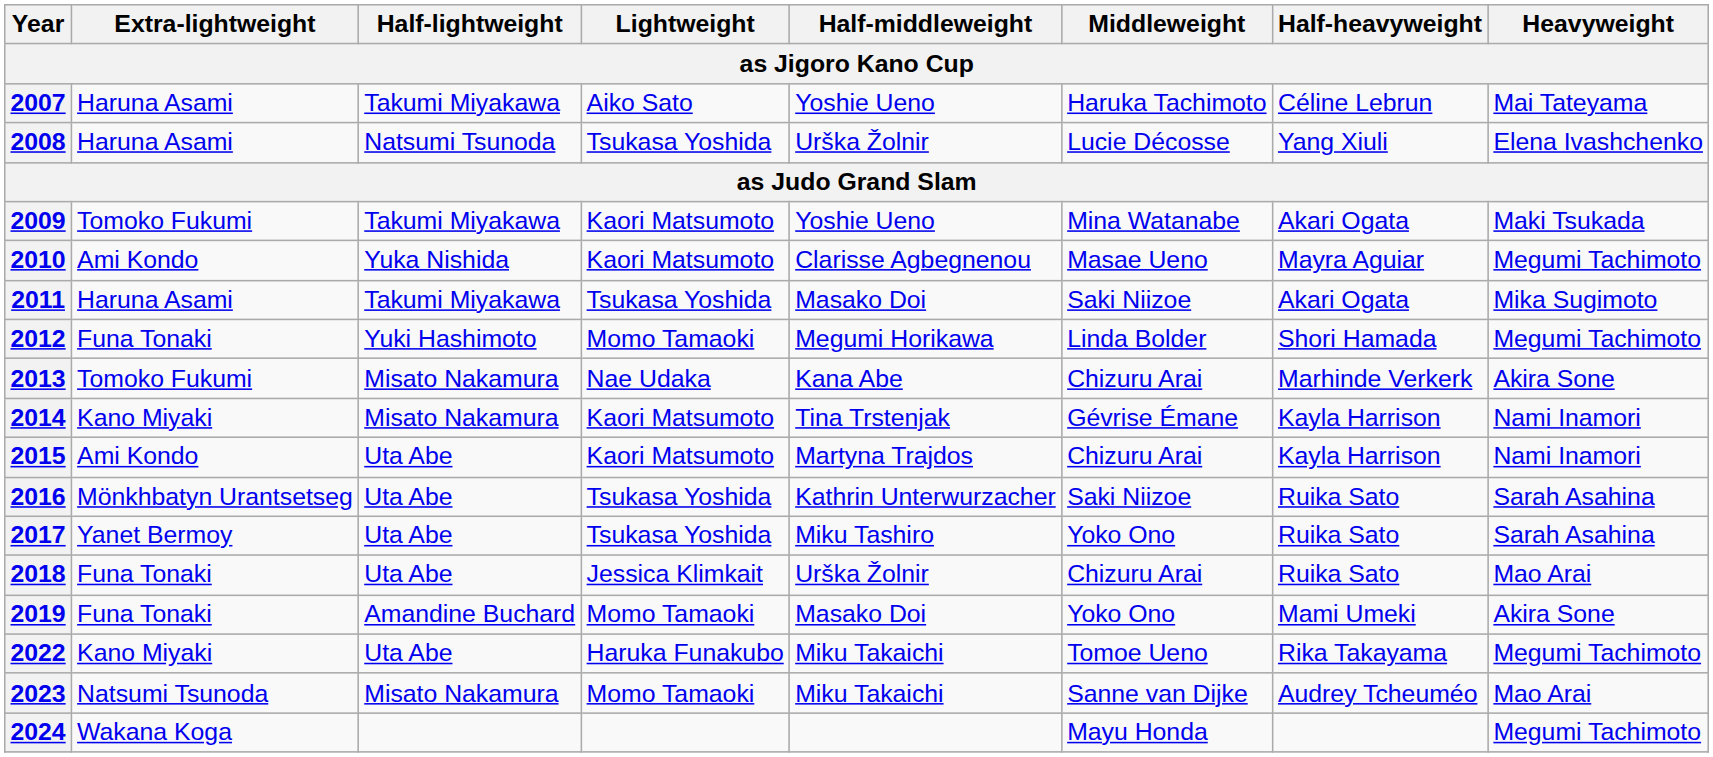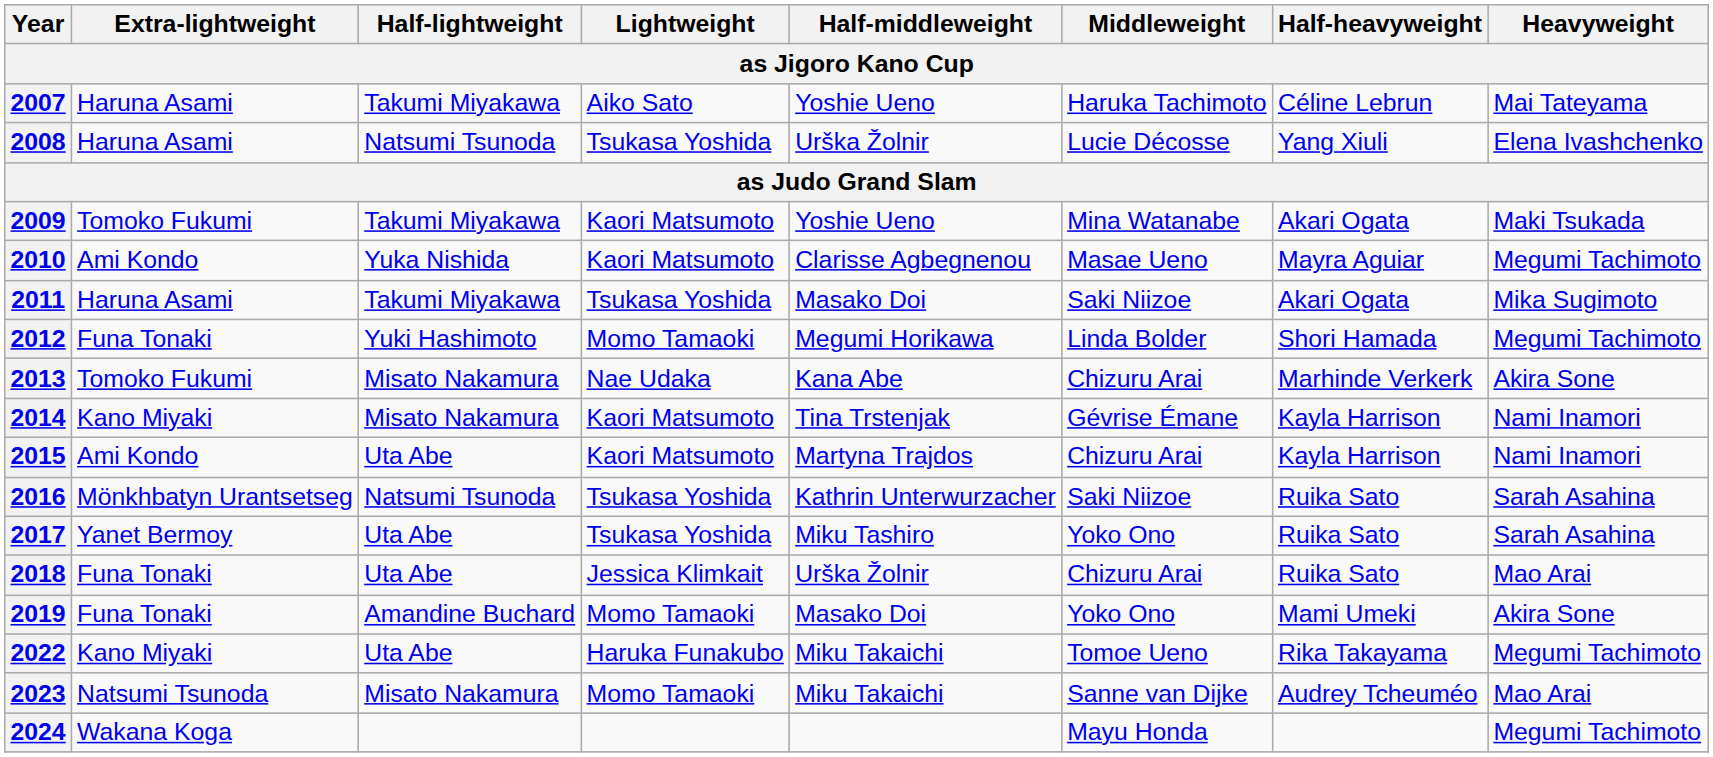(408, 496) Uta Abe -> (460, 496) Natsumi Tsunoda
